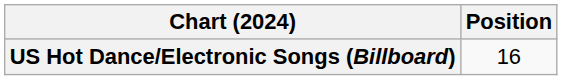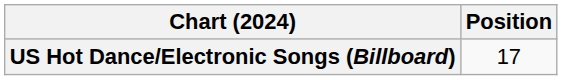(509, 56) 16 -> (509, 56) 17
